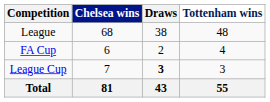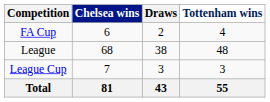rows swapped: (38, 32) <-> (38, 50)
(161, 69) bold -> (161, 69) normal
